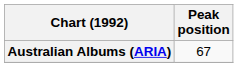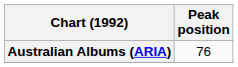(204, 51) 67 -> (204, 51) 76
